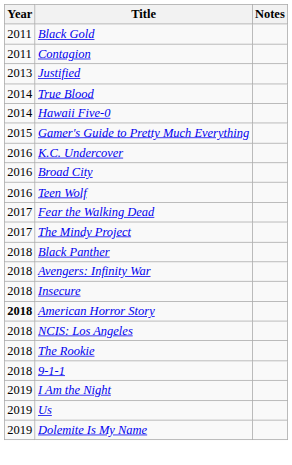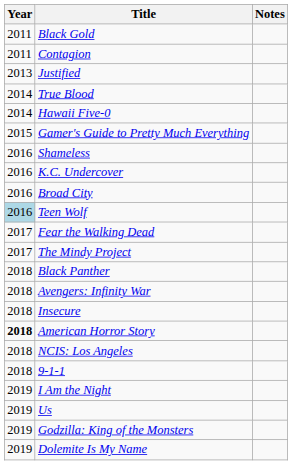+ row: (64, 152)
(20, 192) no background -> (20, 212) lightblue background
- row: (66, 350)
+ row: (116, 430)
